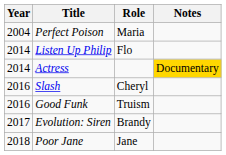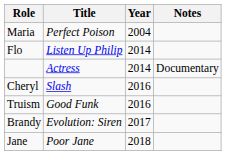columns swapped: (19, 13) <-> (134, 13)
(187, 68) gold background -> (187, 68) no background
